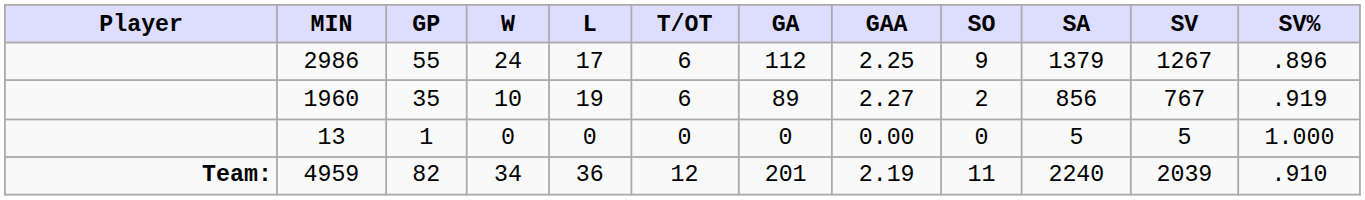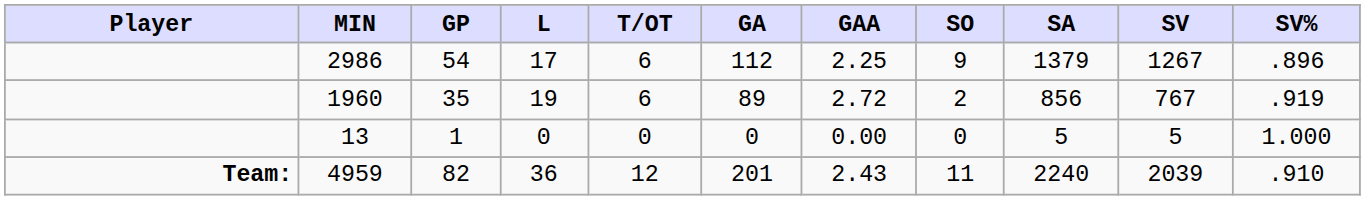- column: (508, 24)
(426, 62) 55 -> (456, 62) 54
(887, 100) 2.27 -> (859, 100) 2.72
(887, 176) 2.19 -> (859, 176) 2.43
